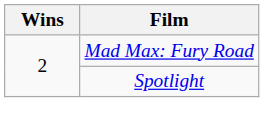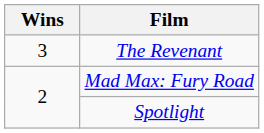+ row: (169, 50)
